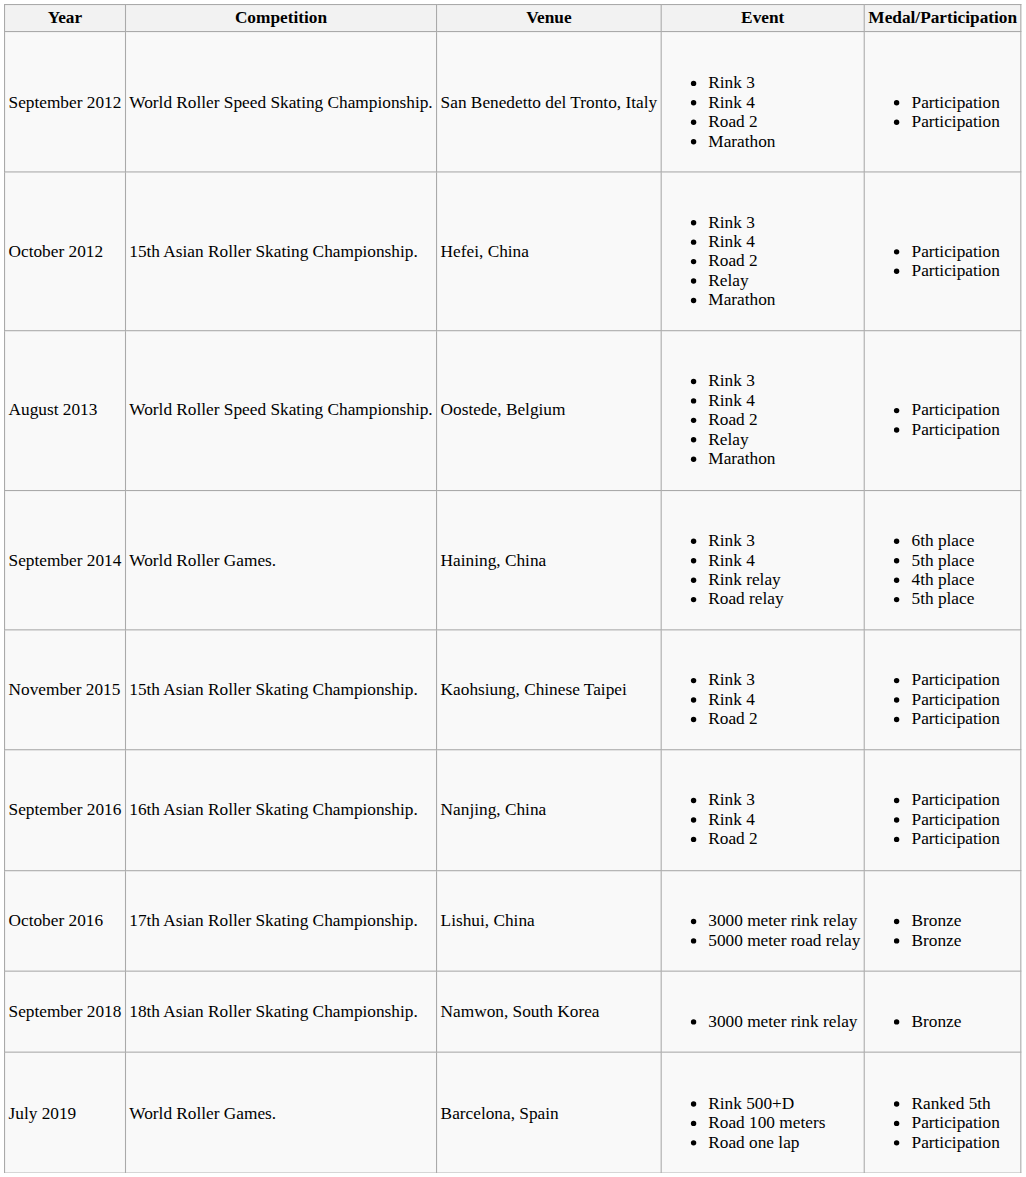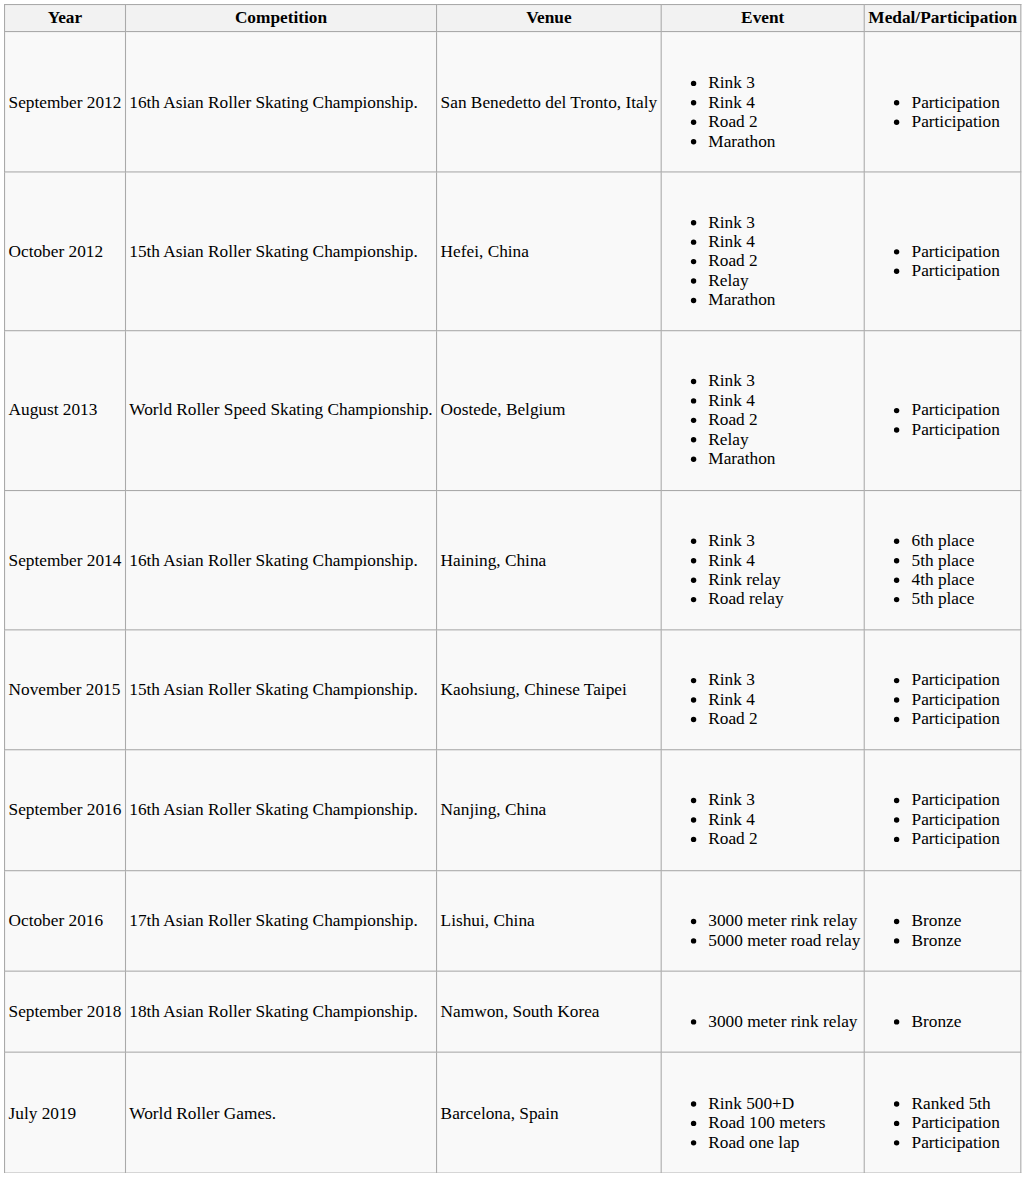(281, 101) World Roller Speed Skating Championship. -> (274, 101) 16th Asian Roller Skating Championship.
(203, 559) World Roller Games. -> (274, 559) 16th Asian Roller Skating Championship.
